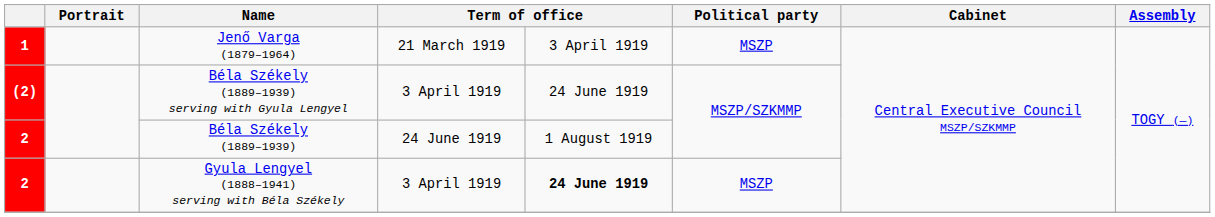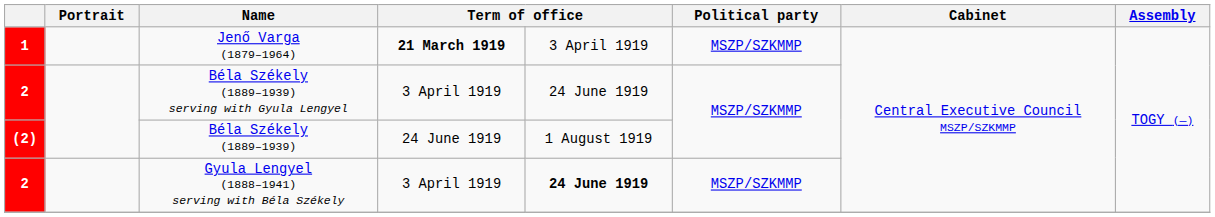(452, 46) normal -> (452, 46) bold
(756, 46) MSZP -> (756, 46) MSZP/SZKMMP
(25, 92) (2) -> (25, 92) 2
(25, 139) 2 -> (25, 139) (2)
(756, 185) MSZP -> (756, 185) MSZP/SZKMMP
